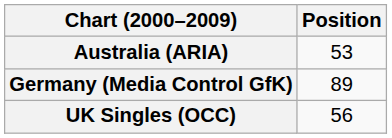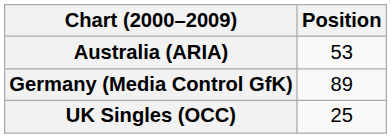(342, 116) 56 -> (342, 116) 25
